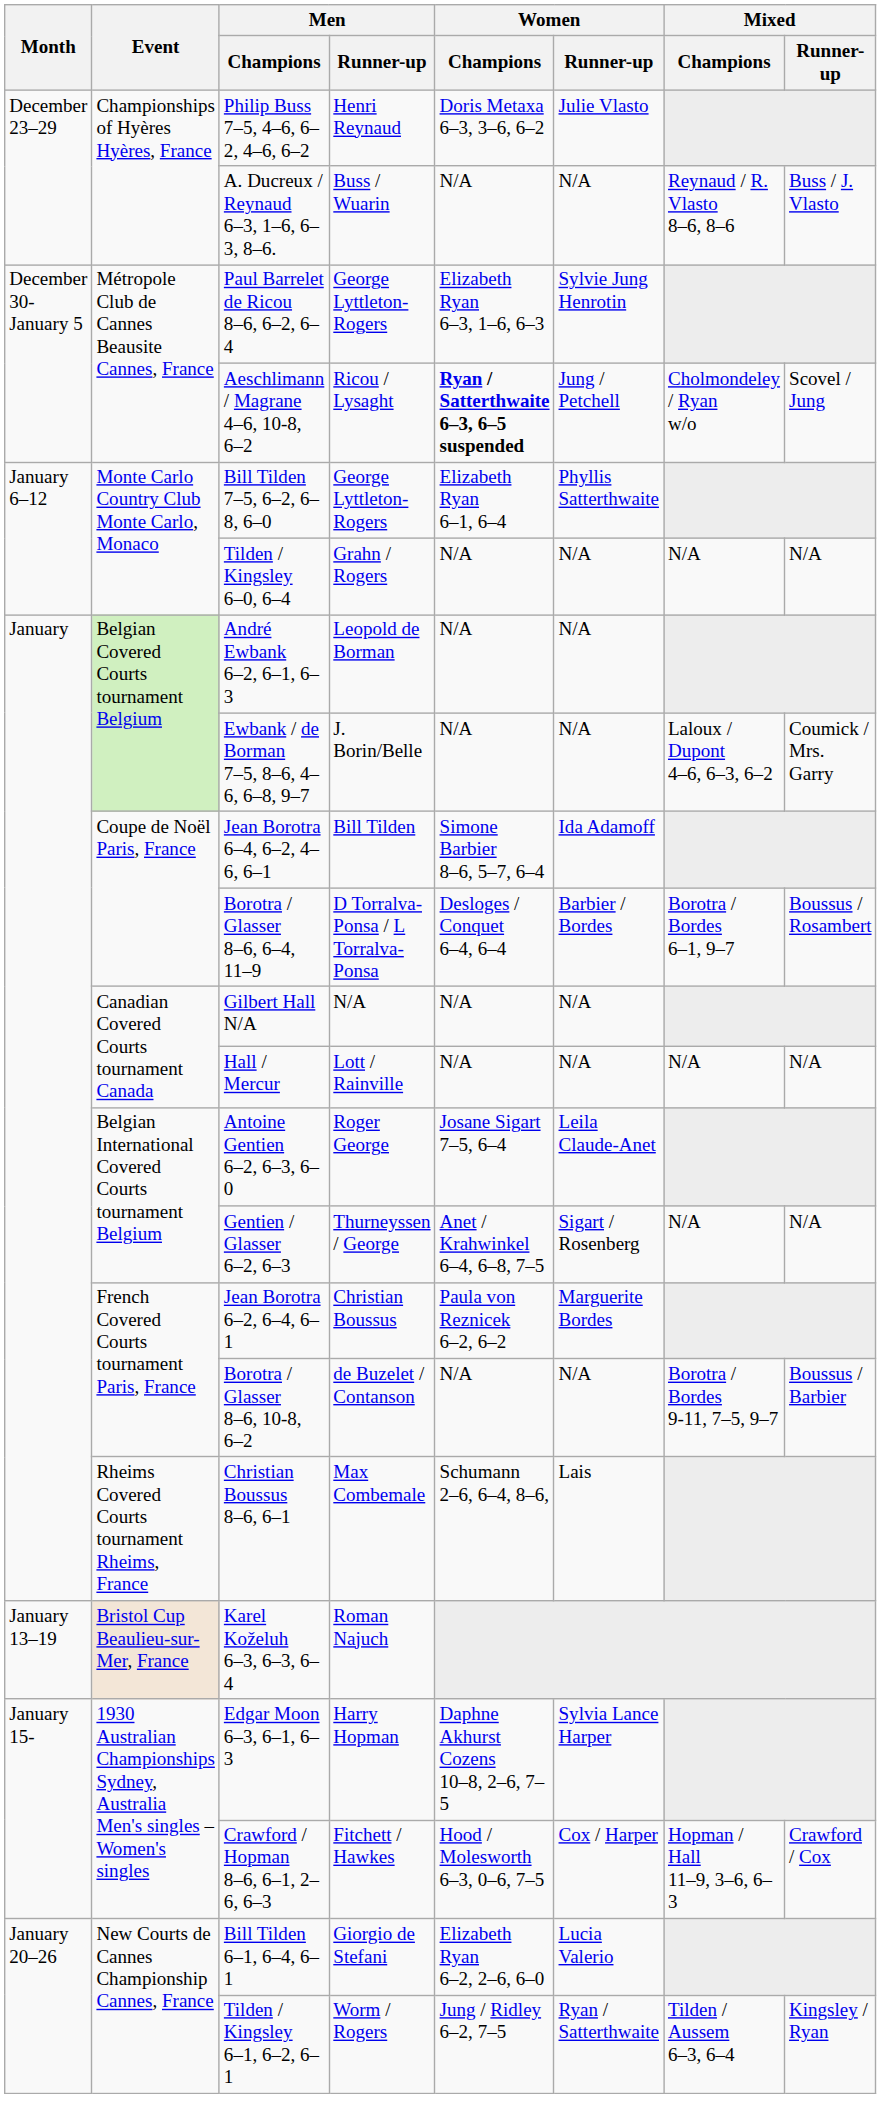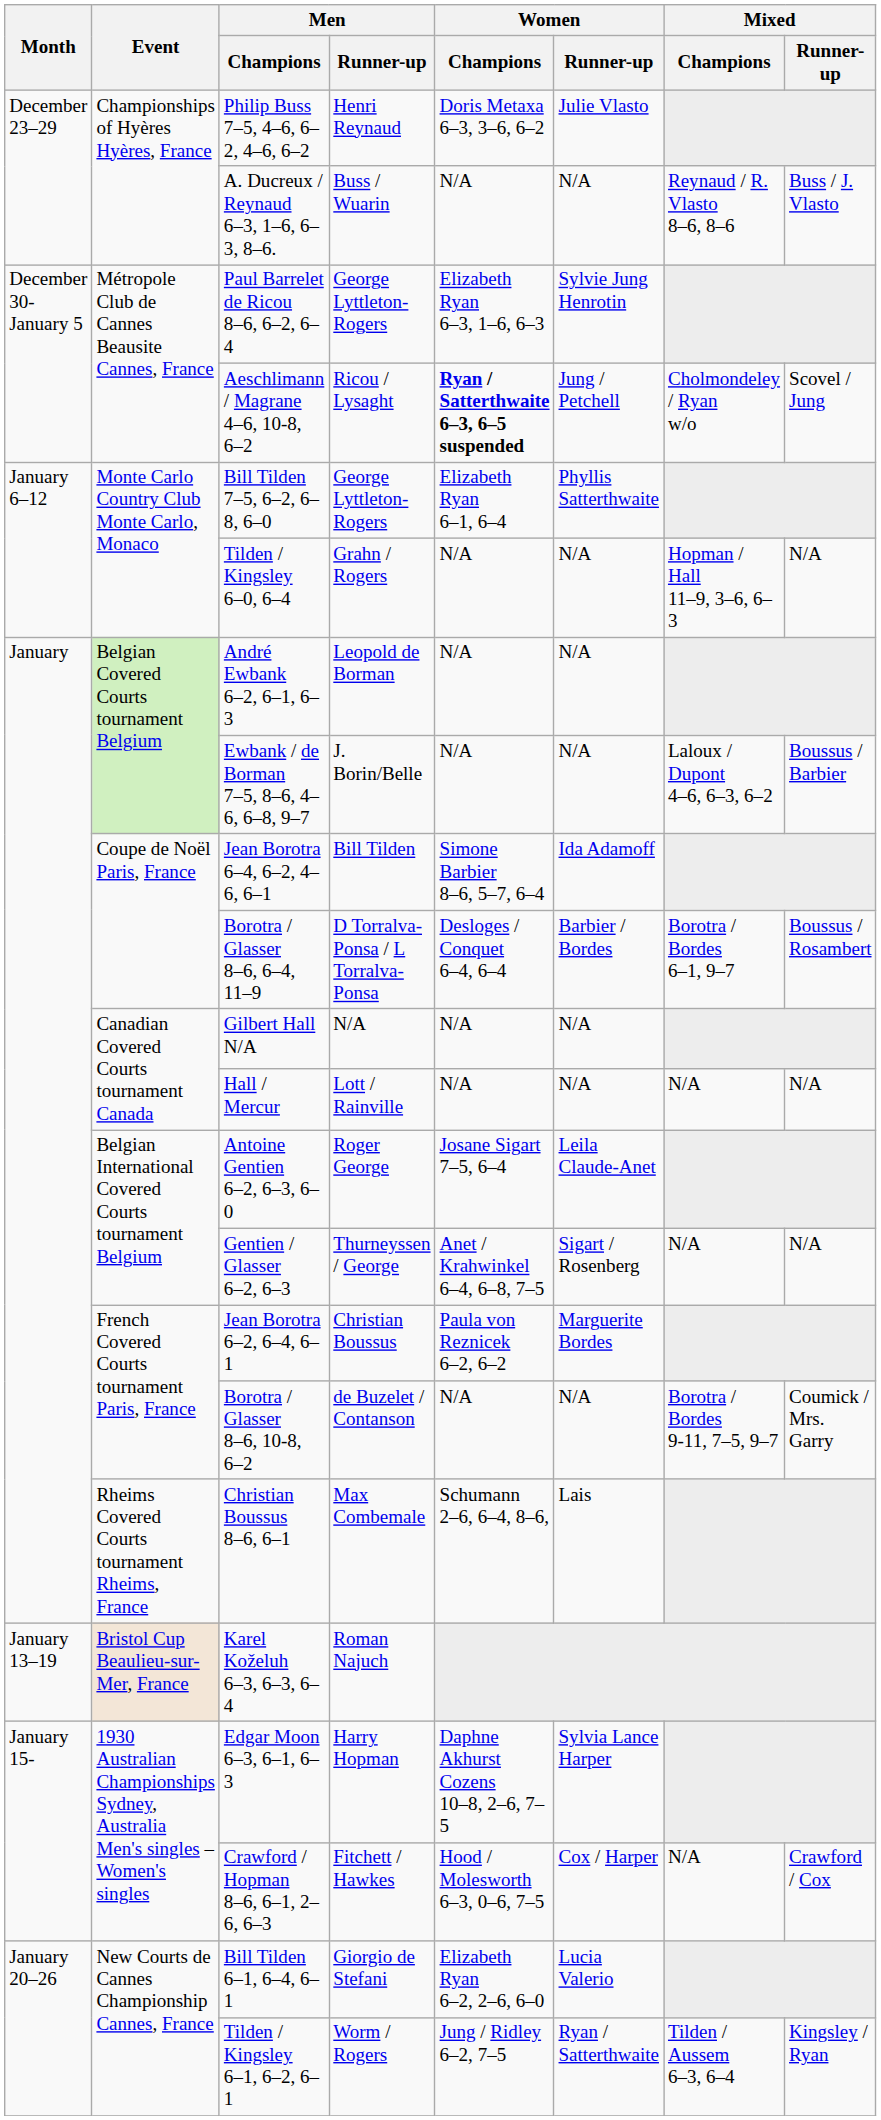(684, 553) N/A -> (720, 586) Hopman / Hall 11–9, 3–6, 6–3
(829, 750) Coumick / Mrs. Garry -> (826, 761) Boussus / Barbier
(826, 1384) Boussus / Barbier -> (829, 1418) Coumick / Mrs. Garry
(720, 1868) Hopman / Hall 11–9, 3–6, 6–3 -> (684, 1857) N/A
